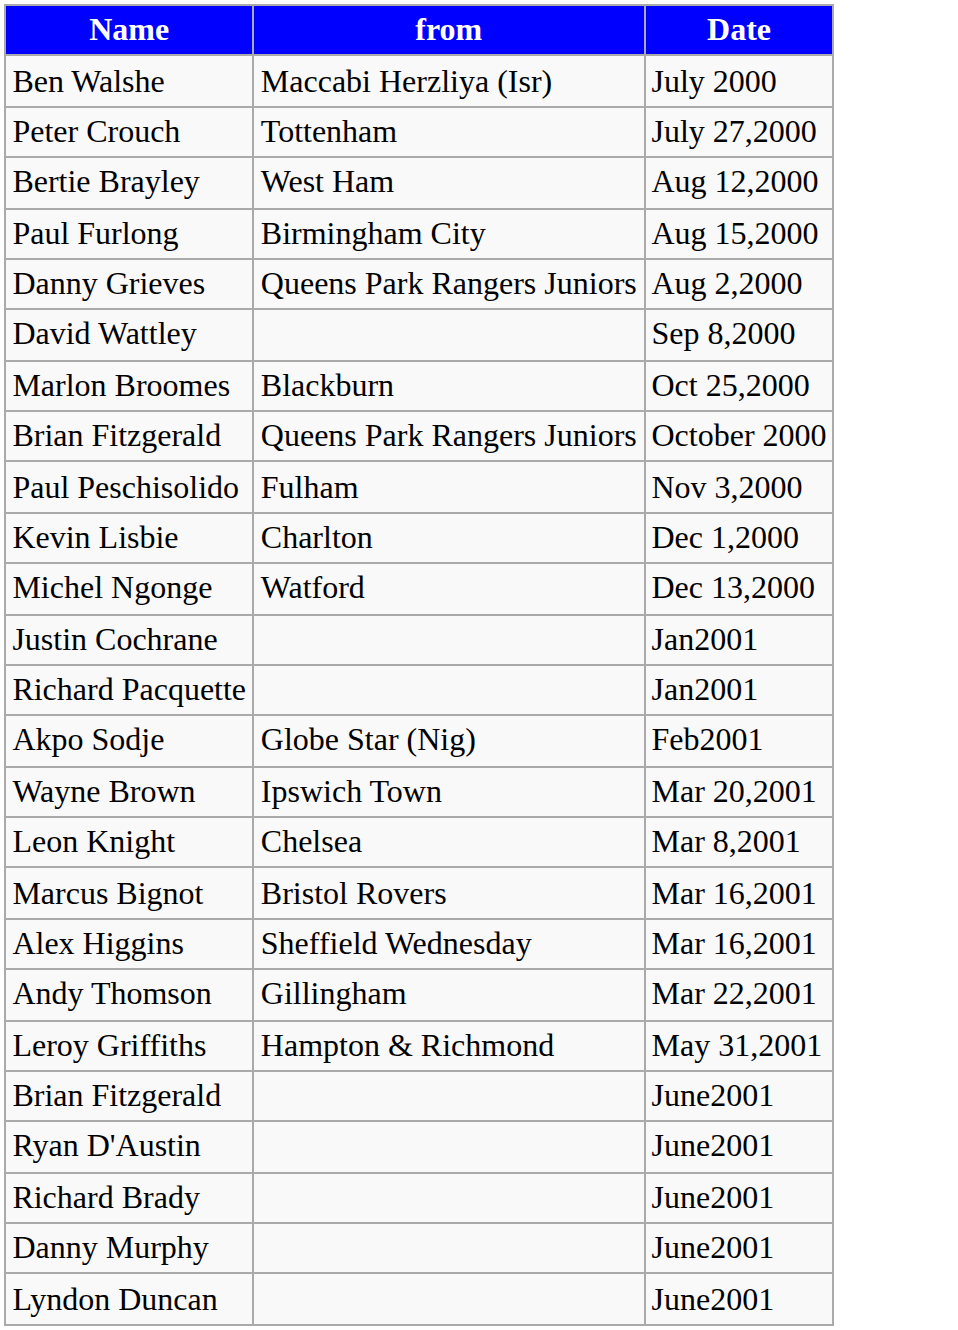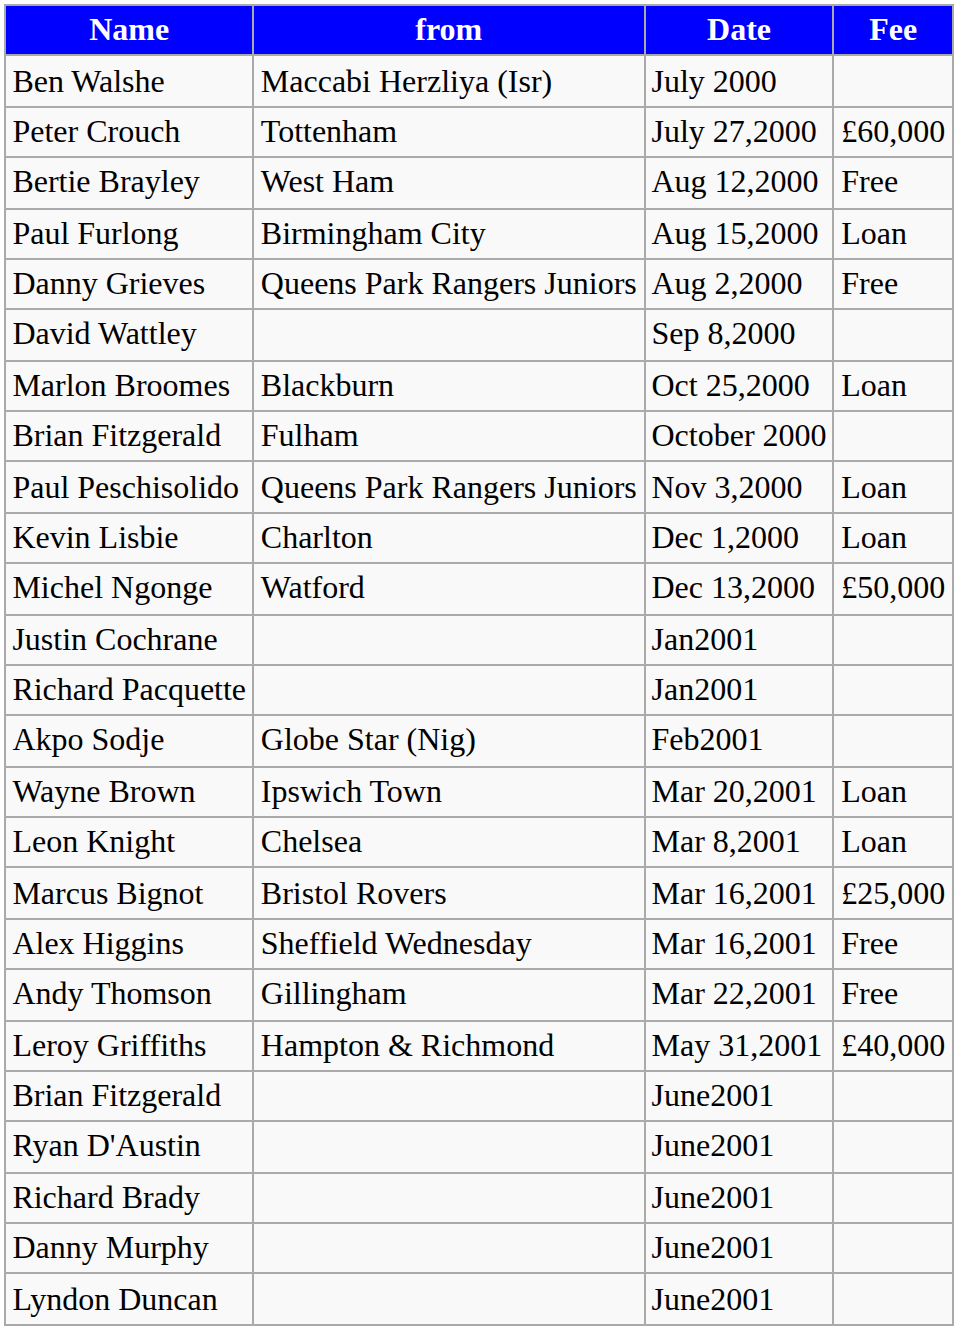+ column: (893, 29)
(449, 435) Queens Park Rangers Juniors -> (310, 435) Fulham
(310, 486) Fulham -> (449, 486) Queens Park Rangers Juniors
